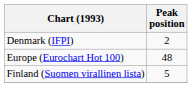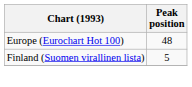- row: (40, 40)
